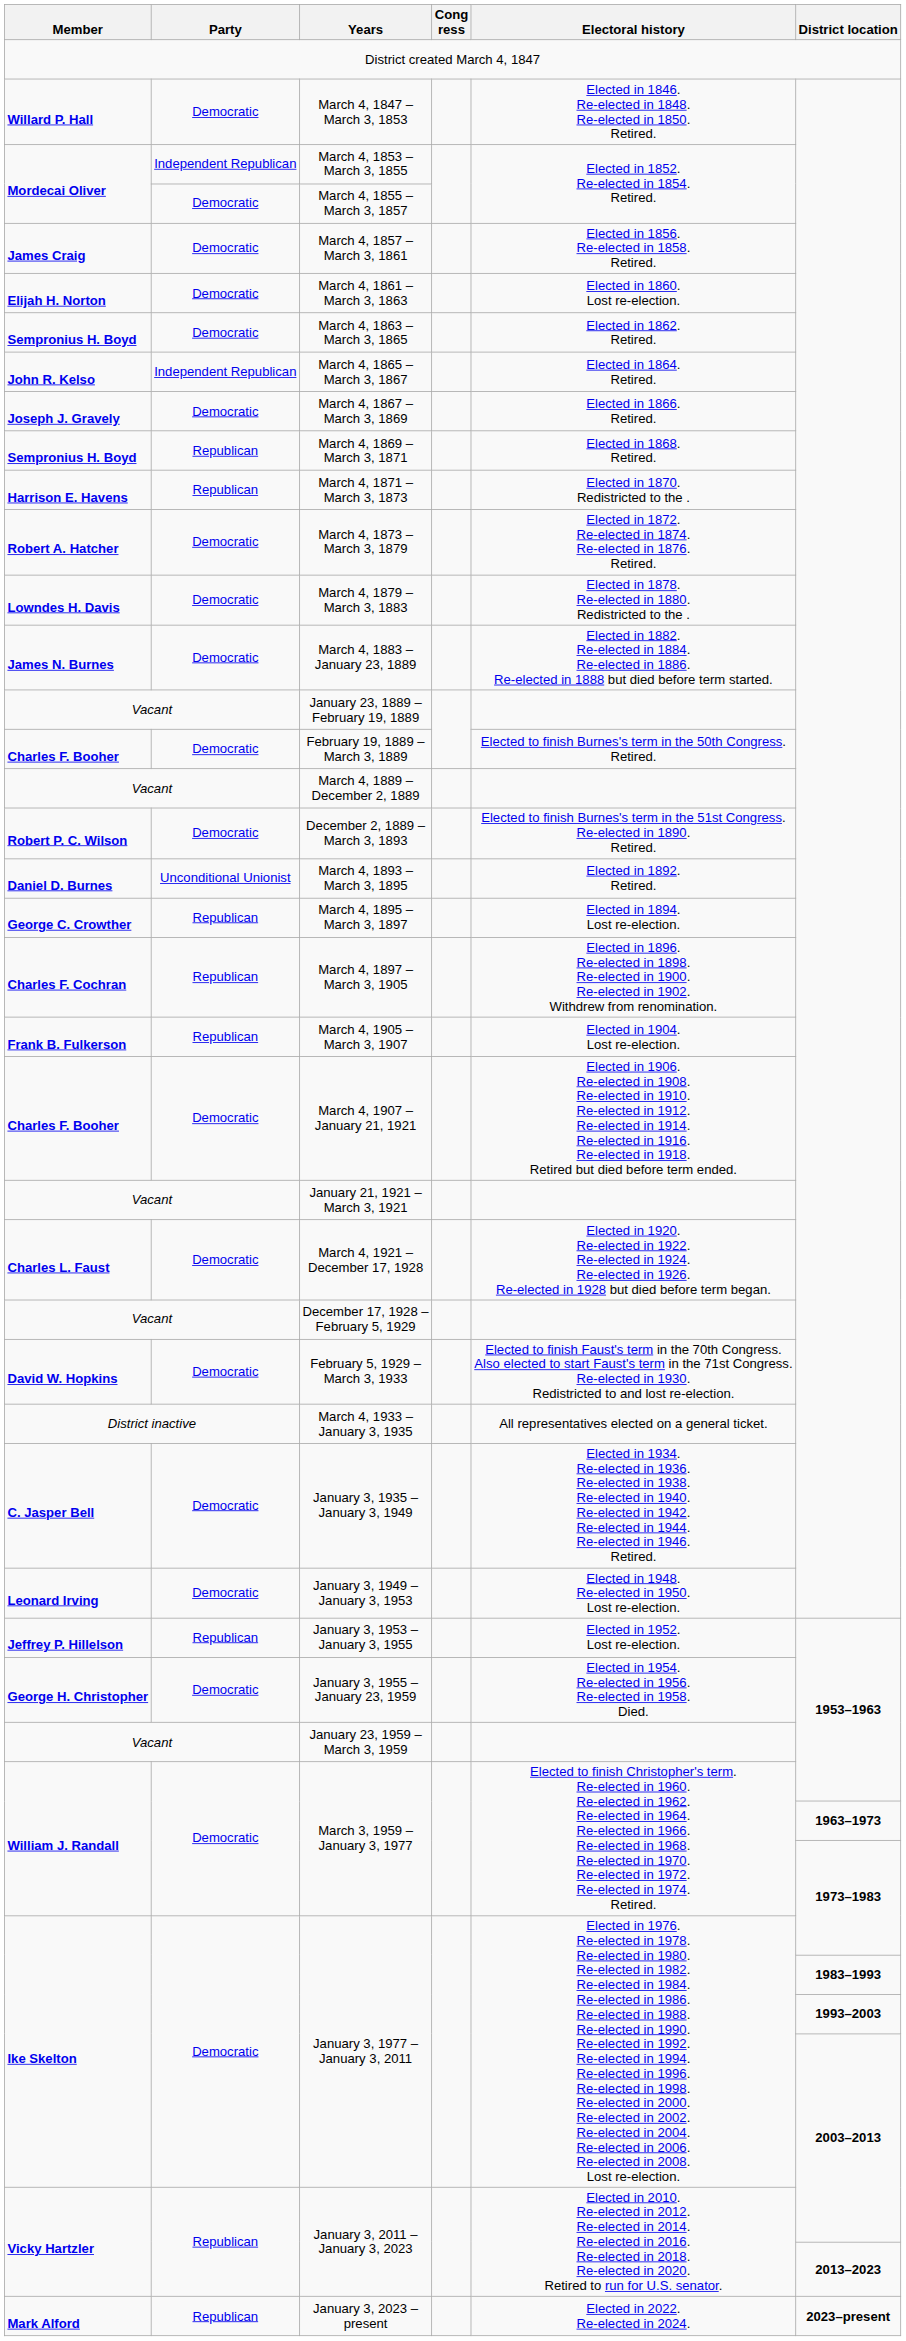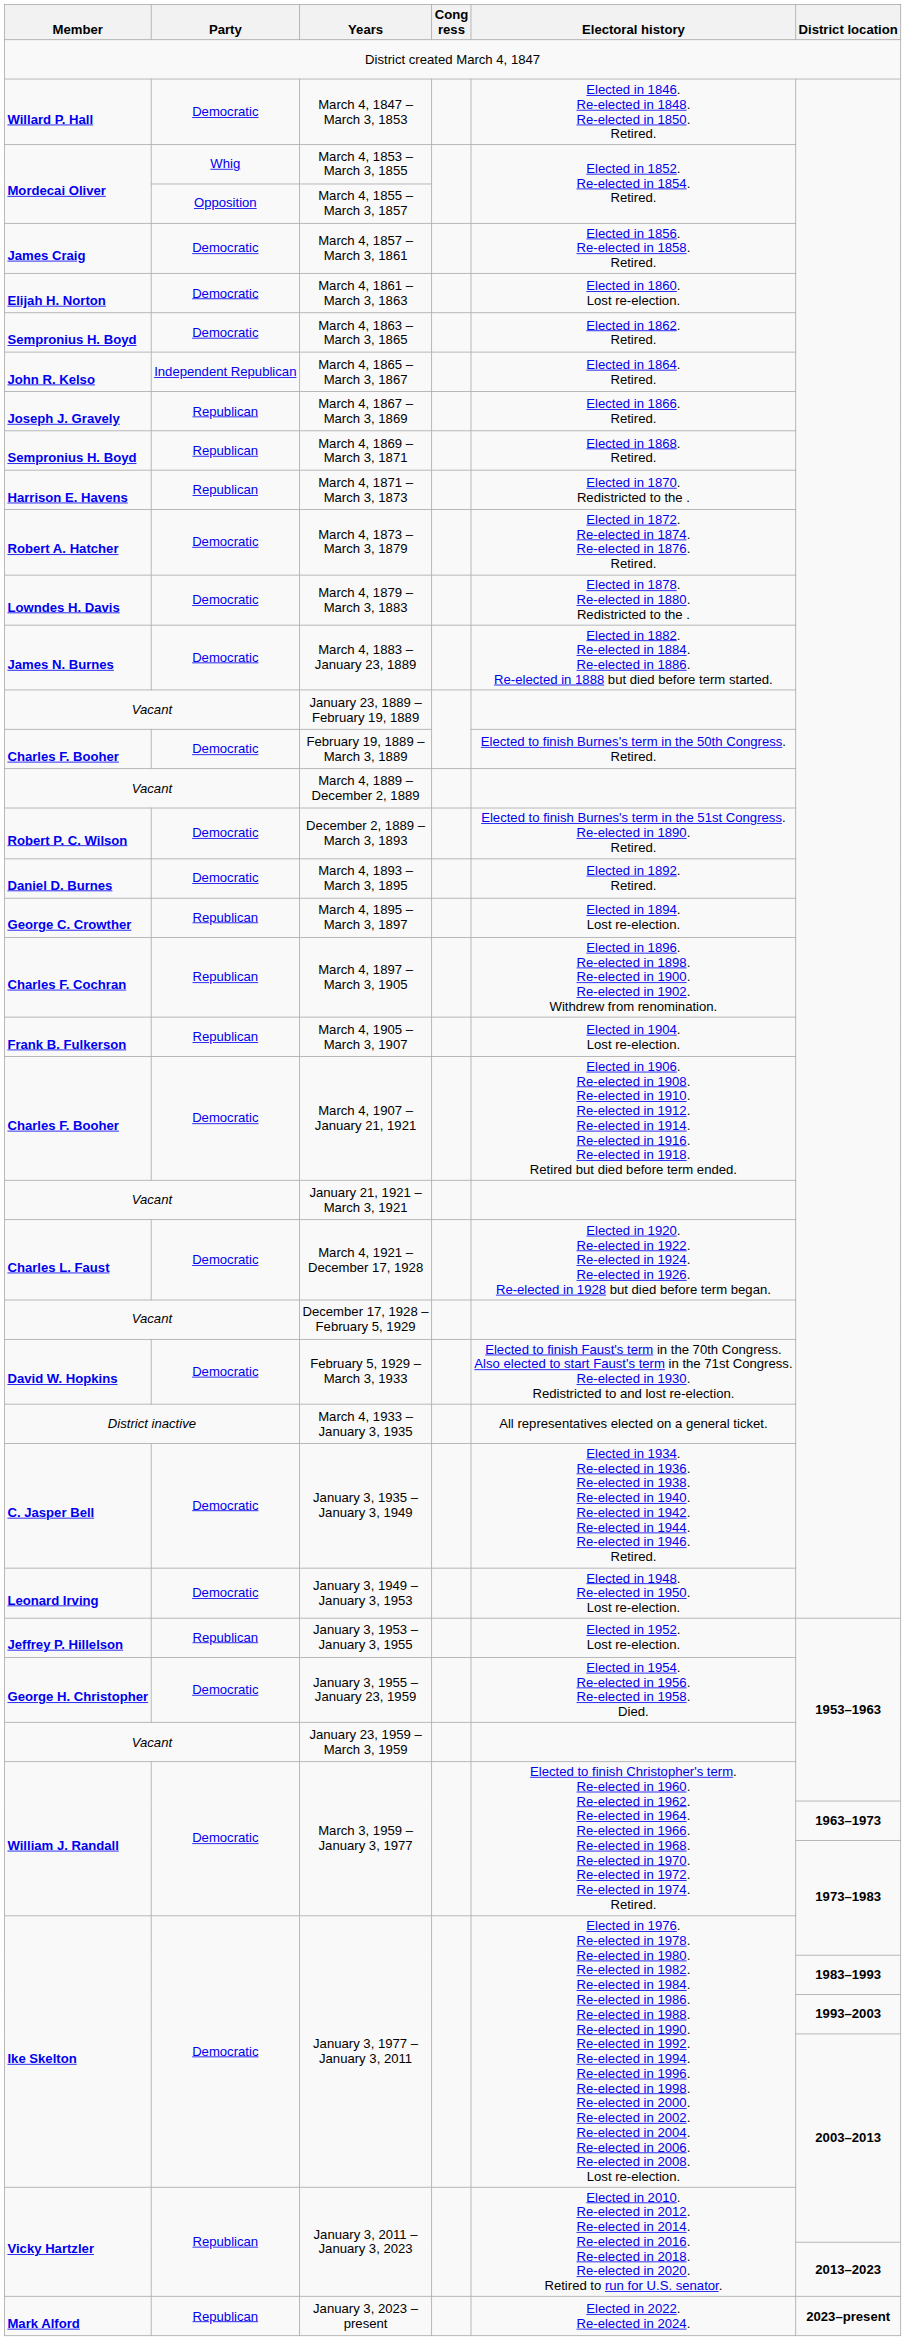(225, 164) Independent Republican -> (225, 164) Whig
(225, 203) Democratic -> (225, 203) Opposition
(225, 411) Democratic -> (225, 411) Republican
(225, 878) Unconditional Unionist -> (225, 878) Democratic
